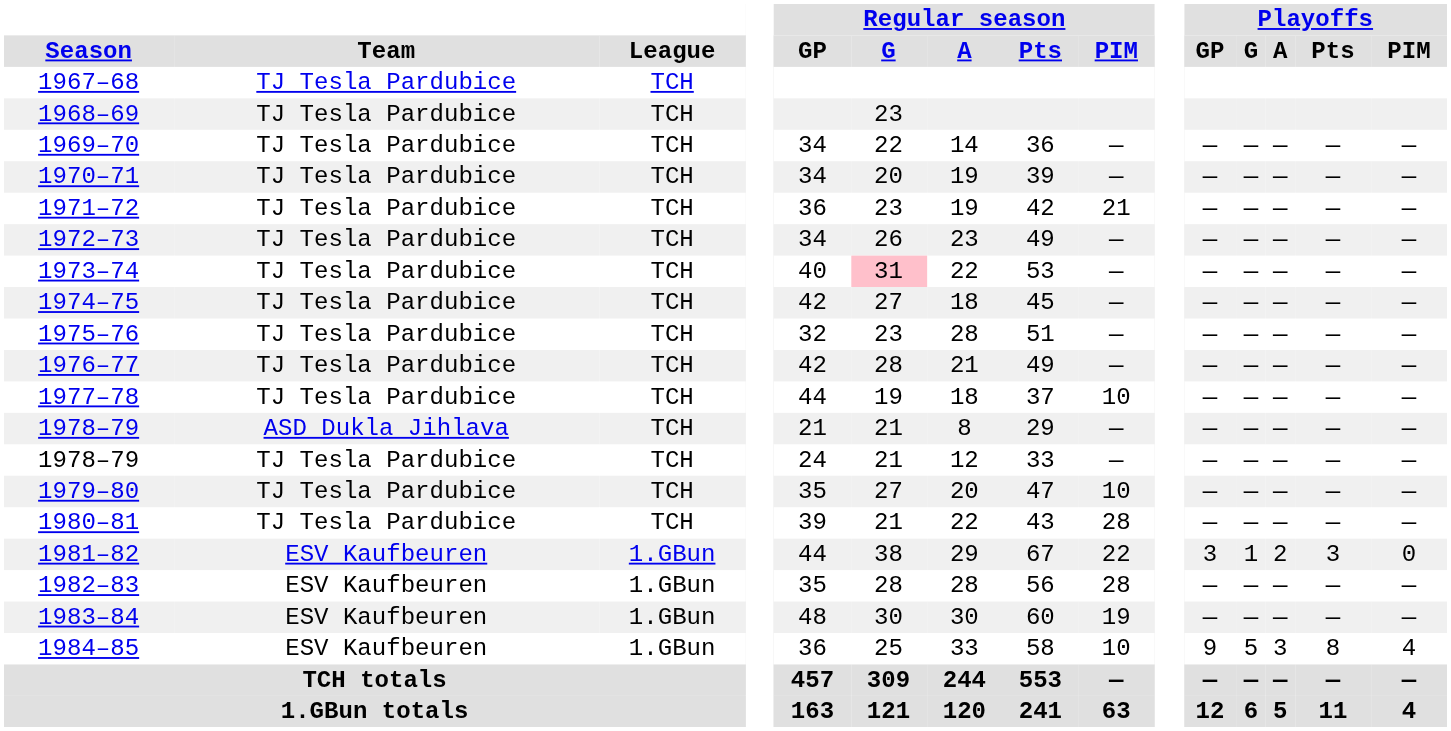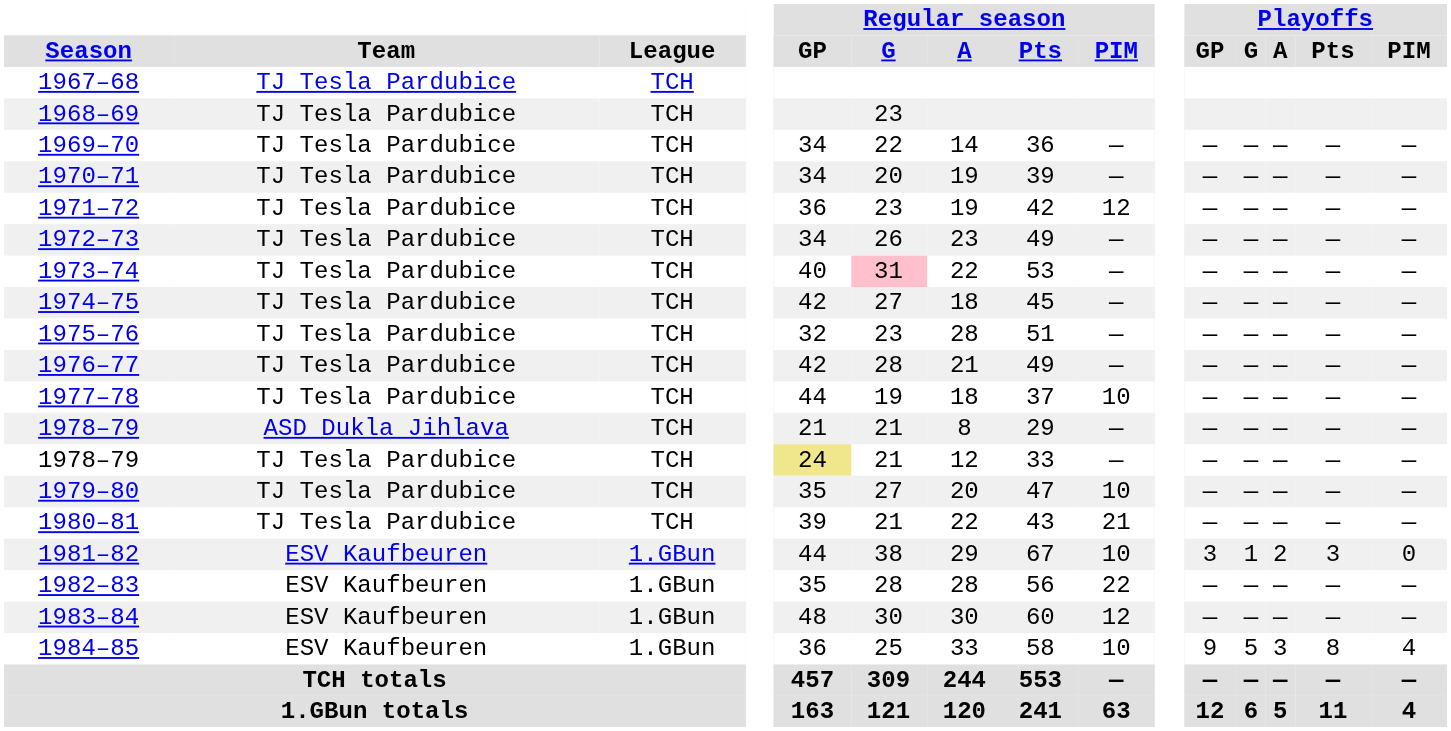(1116, 208) 21 -> (1116, 208) 12
(812, 460) no background -> (812, 460) khaki background
(1116, 523) 28 -> (1116, 523) 21
(1116, 554) 22 -> (1116, 554) 10
(1116, 586) 28 -> (1116, 586) 22
(1116, 617) 19 -> (1116, 617) 12
